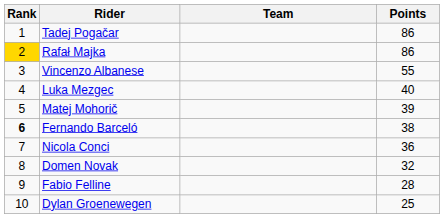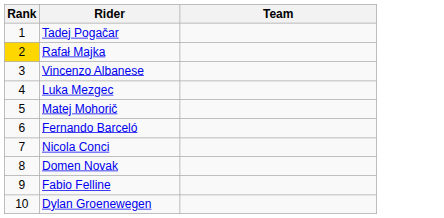- column: (408, 14)
(22, 128) bold -> (22, 128) normal
